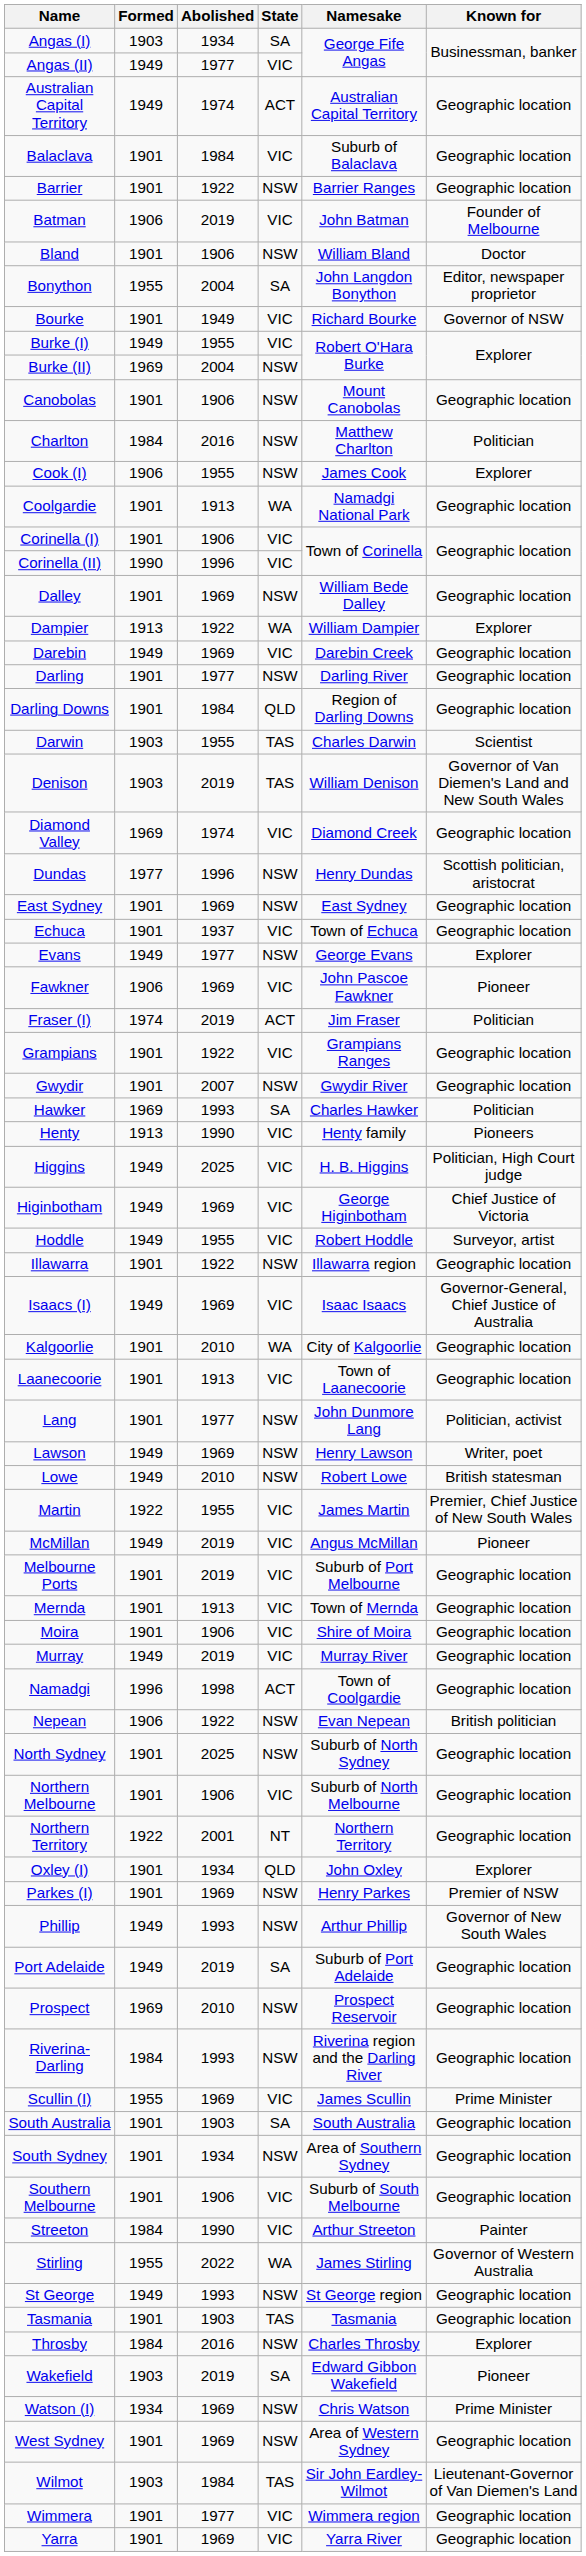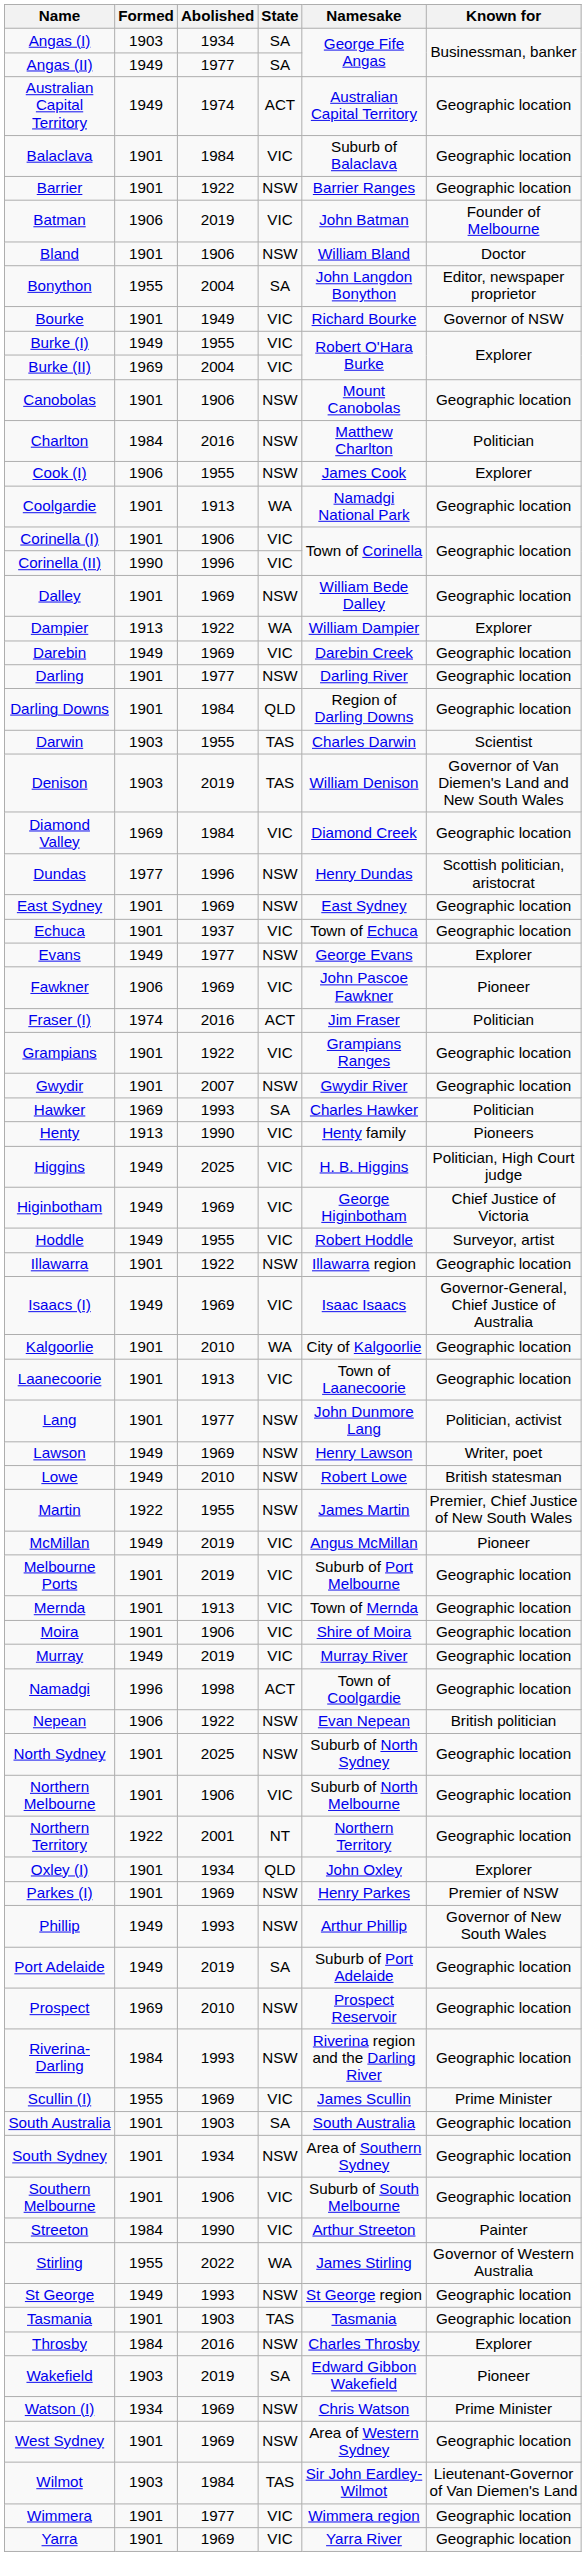(280, 64) VIC -> (280, 64) SA
(280, 367) NSW -> (280, 367) VIC
(218, 832) 1974 -> (218, 832) 1984
(218, 1020) 2019 -> (218, 1020) 2016
(280, 1510) VIC -> (280, 1510) NSW
